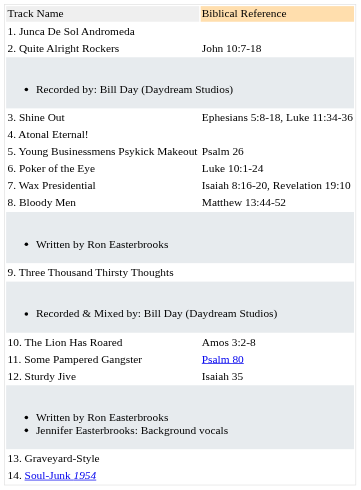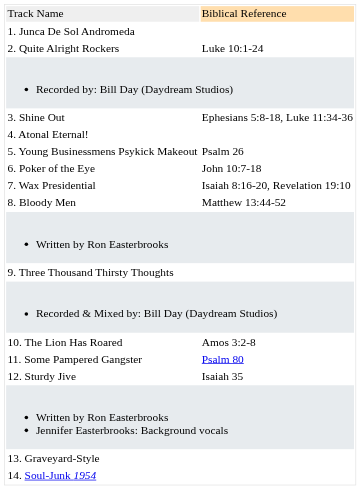(232, 48) John 10:7-18 -> (233, 48) Luke 10:1-24
(233, 168) Luke 10:1-24 -> (232, 168) John 10:7-18
